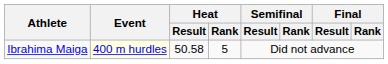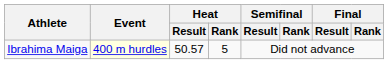(189, 50) 50.58 -> (189, 50) 50.57
